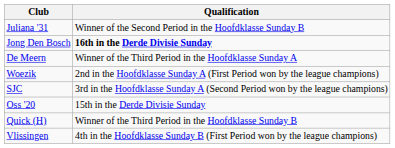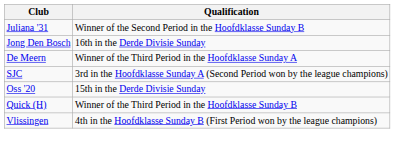(144, 43) bold -> (140, 43) normal
- row: (21, 74)
